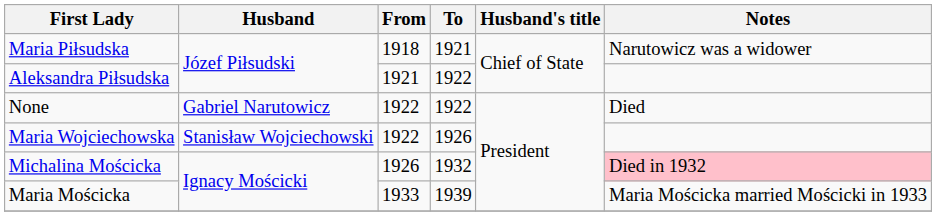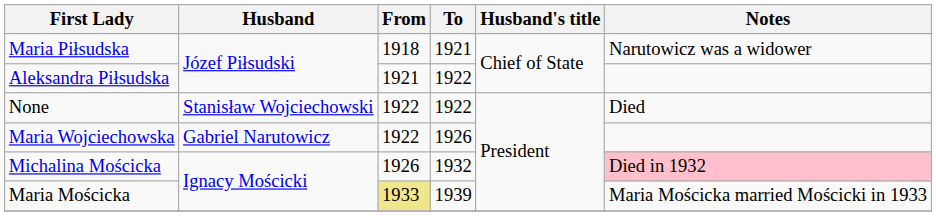(257, 107) Gabriel Narutowicz -> (278, 107) Stanisław Wojciechowski
(278, 136) Stanisław Wojciechowski -> (257, 136) Gabriel Narutowicz
(401, 195) no background -> (401, 195) khaki background
